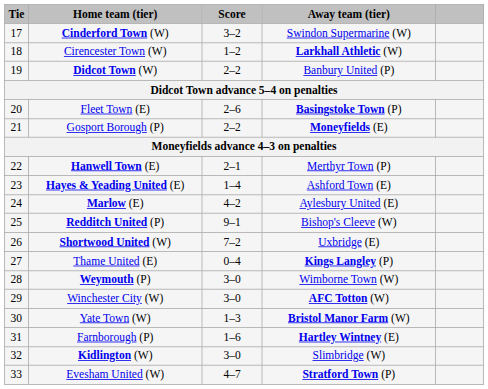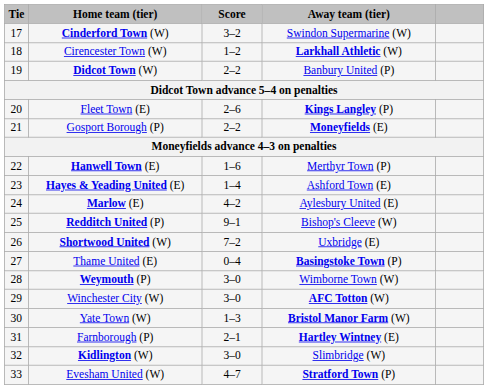(349, 109) Basingstoke Town (P) -> (349, 109) Kings Langley (P)
(232, 166) 2–1 -> (232, 166) 1–6
(349, 261) Kings Langley (P) -> (349, 261) Basingstoke Town (P)
(232, 337) 1–6 -> (232, 337) 2–1
